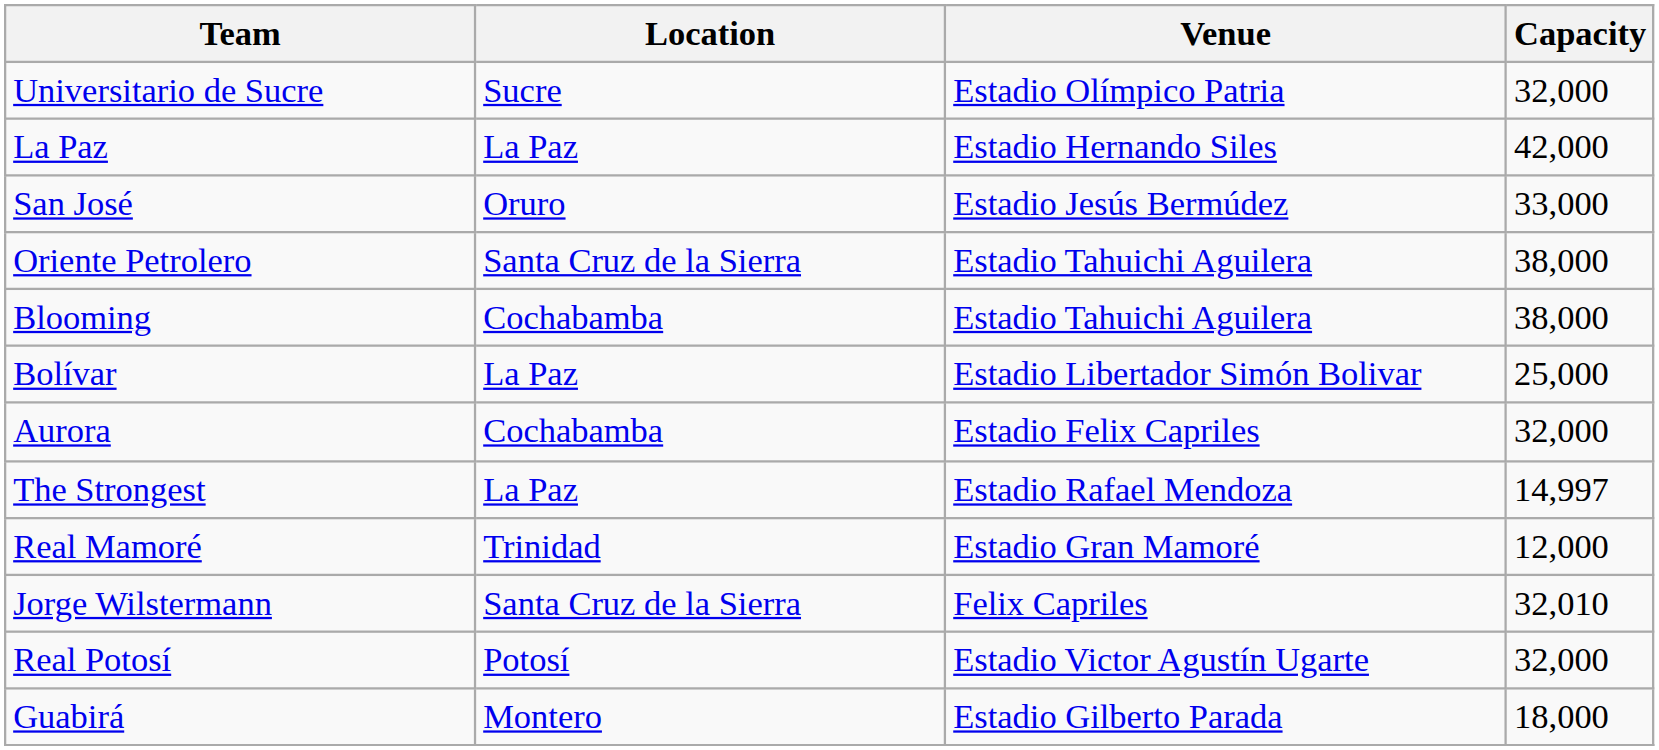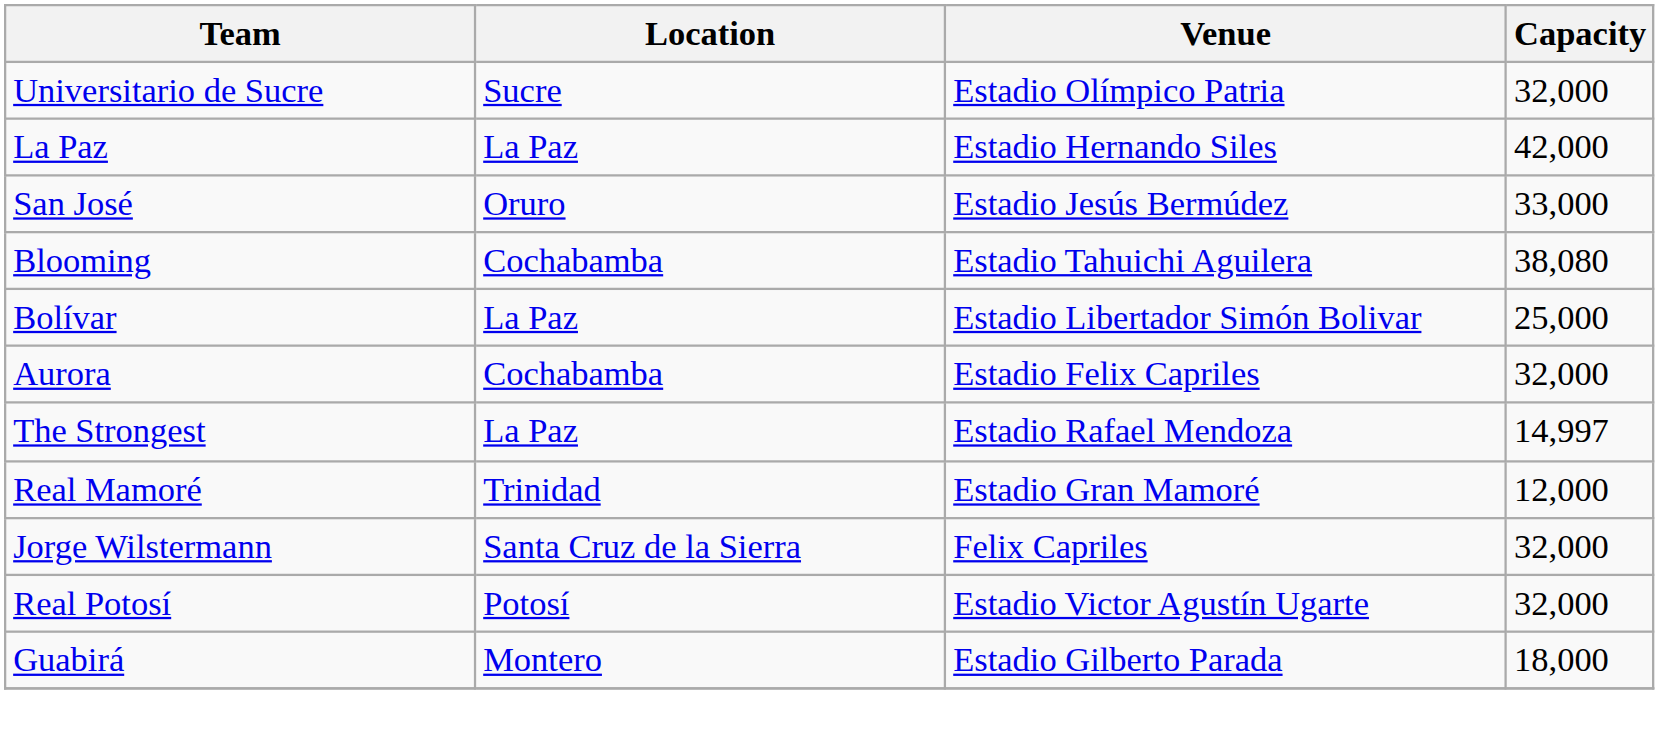- row: (132, 260)
(1561, 317) 38,000 -> (1561, 260) 38,080
(1561, 602) 32,010 -> (1561, 545) 32,000
